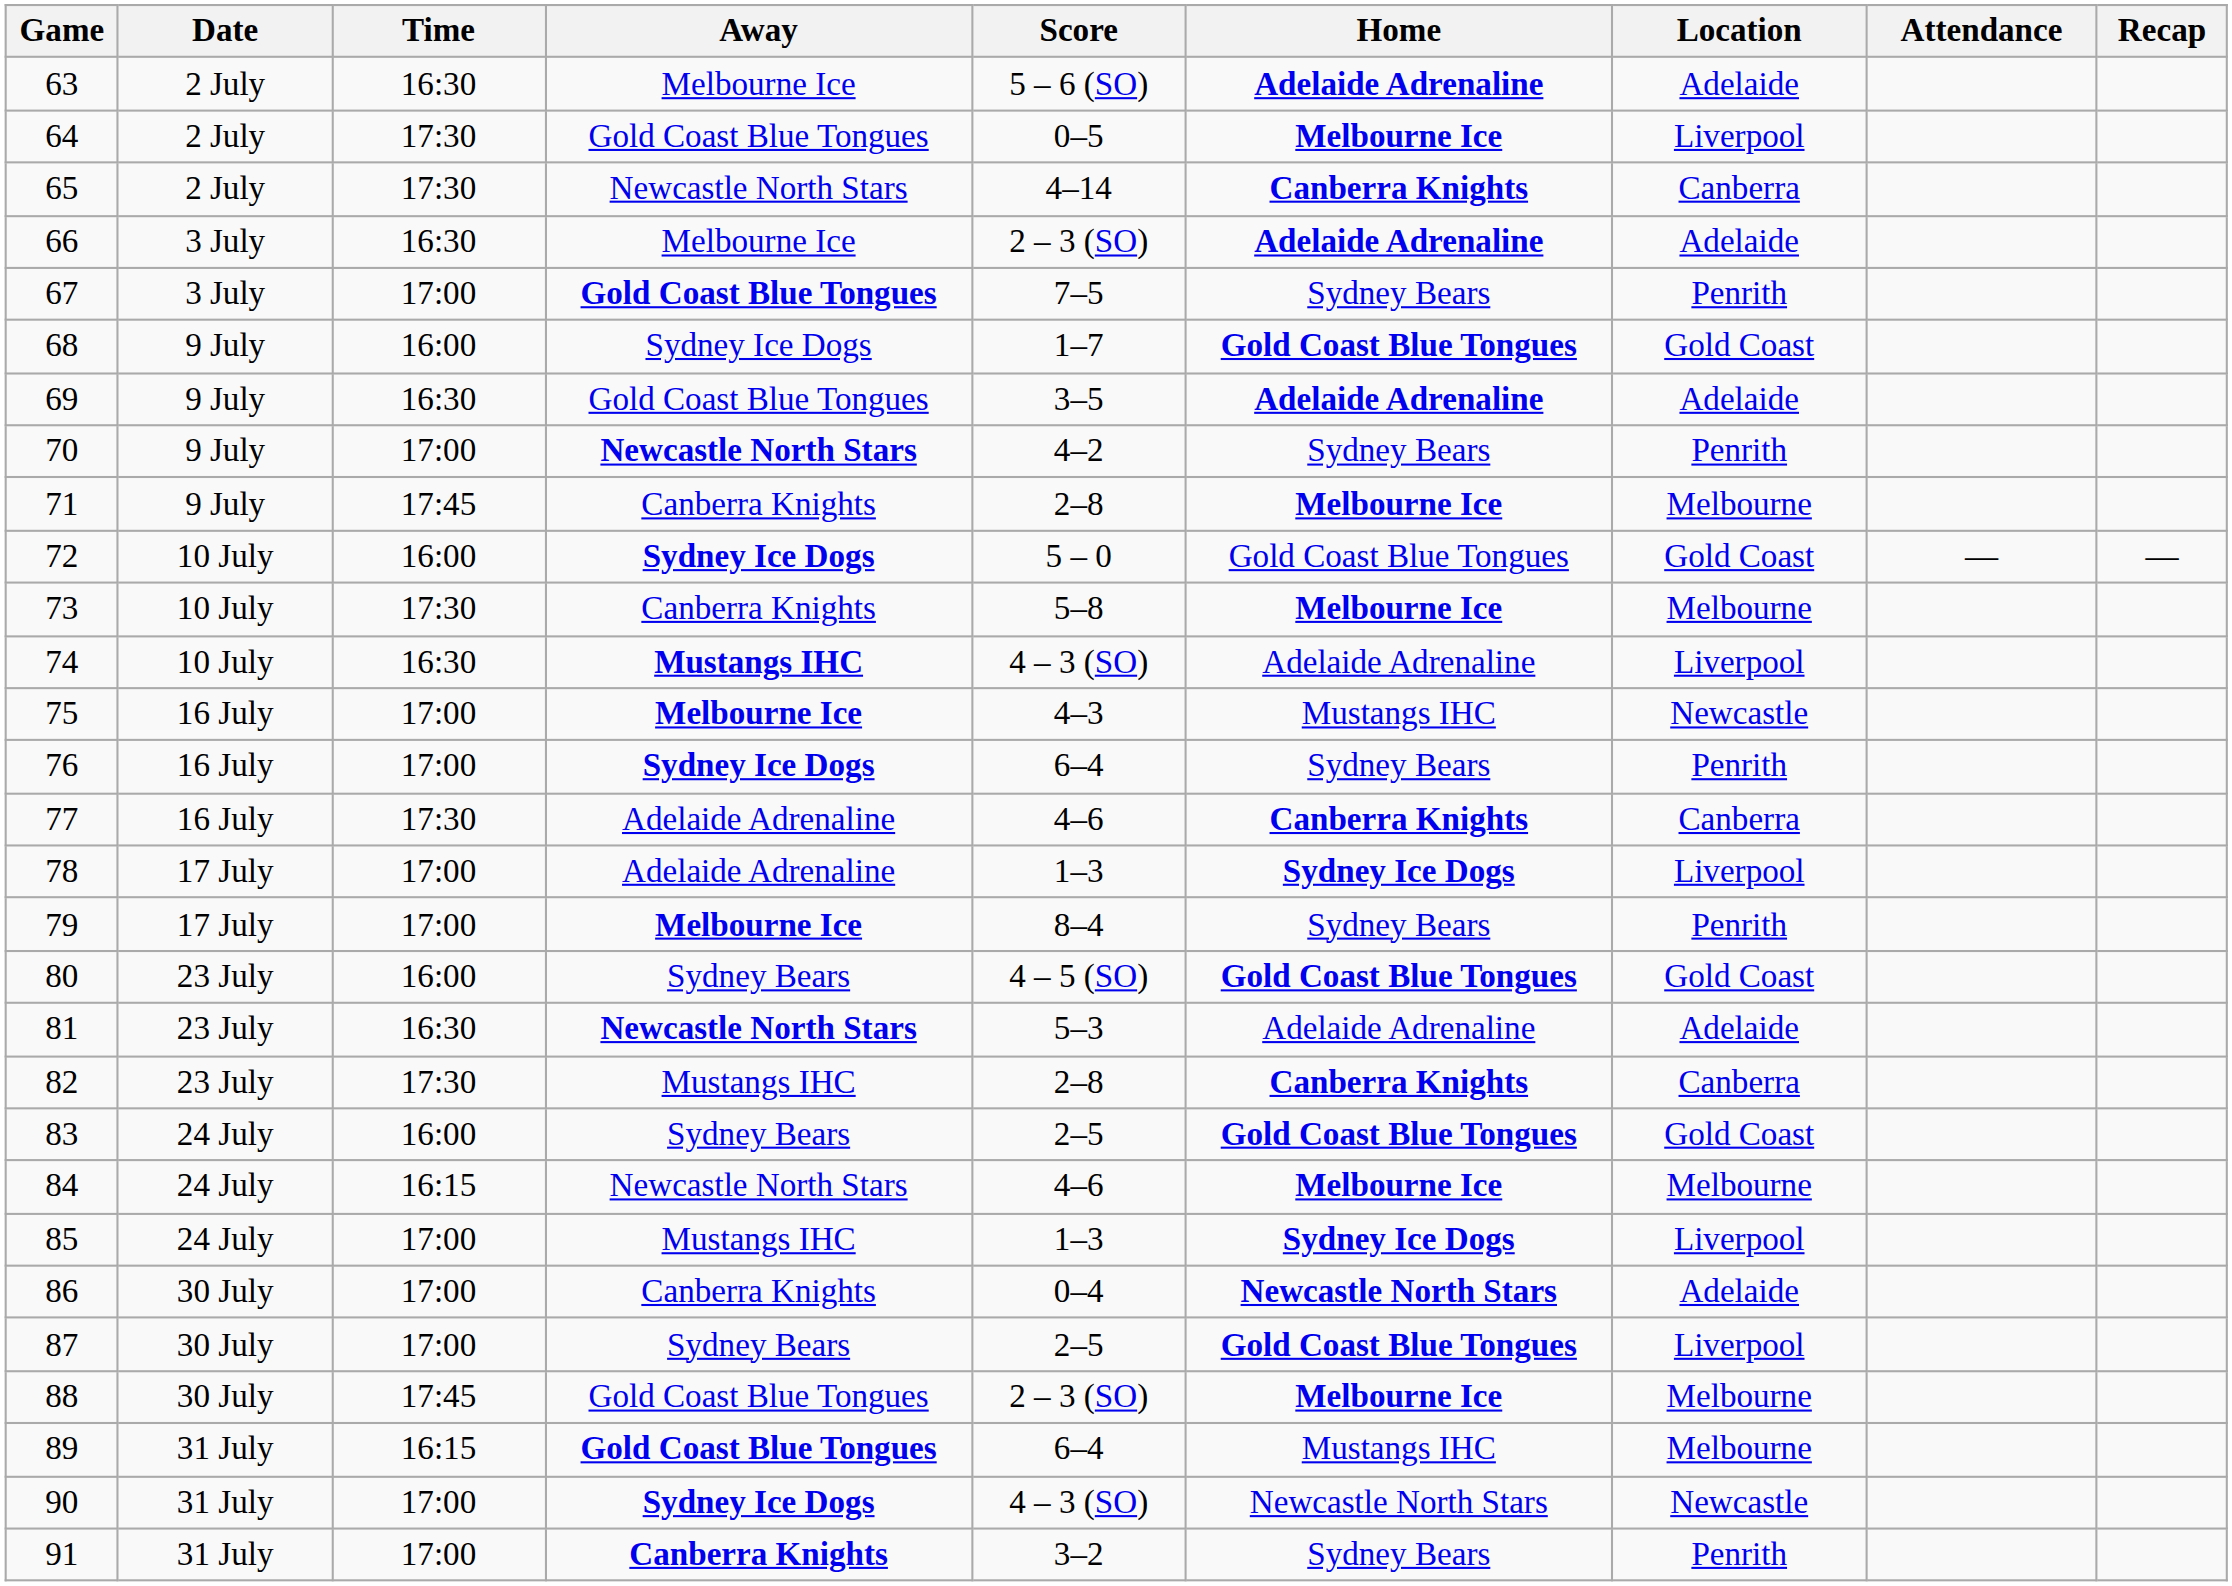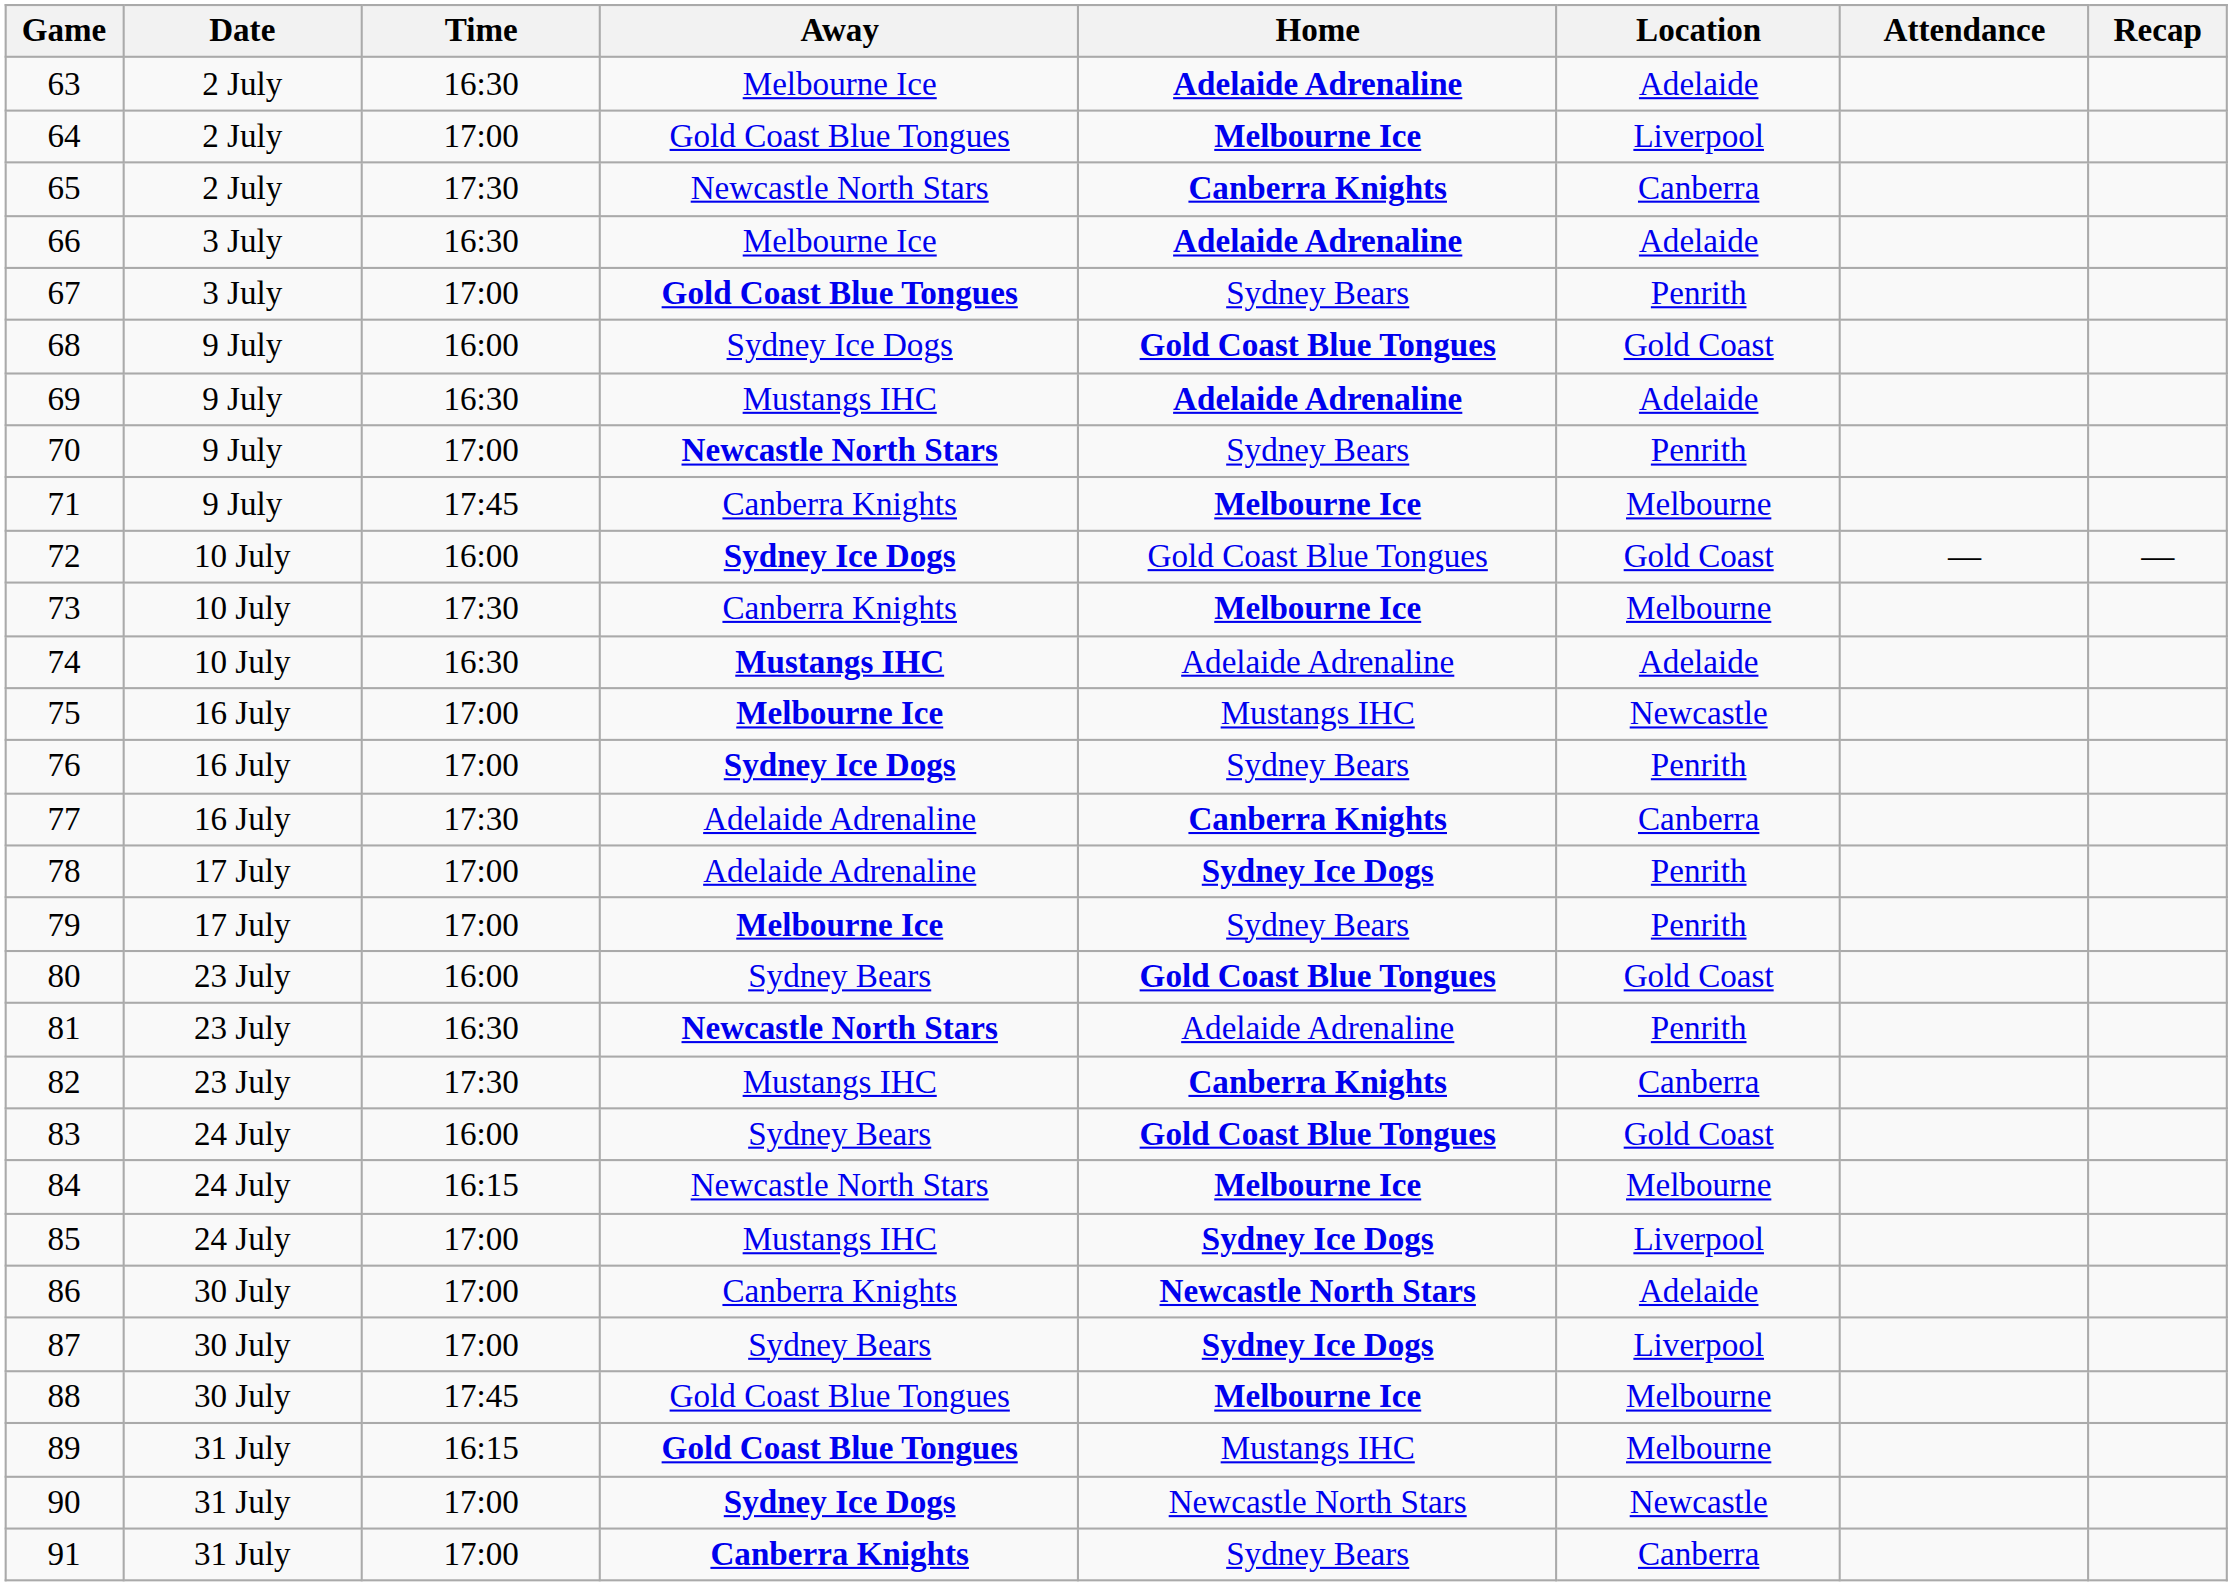- column: (1079, 30)
(439, 135) 17:30 -> (481, 135) 17:00
(759, 398) Gold Coast Blue Tongues -> (840, 398) Mustangs IHC
(1739, 661) Liverpool -> (1699, 661) Adelaide
(1739, 871) Liverpool -> (1699, 871) Penrith
(1739, 1028) Adelaide -> (1699, 1028) Penrith
(1399, 1343) Gold Coast Blue Tongues -> (1318, 1343) Sydney Ice Dogs
(1739, 1554) Penrith -> (1699, 1554) Canberra
